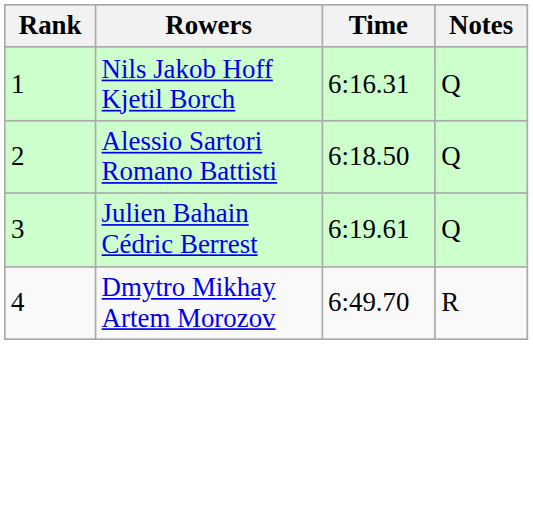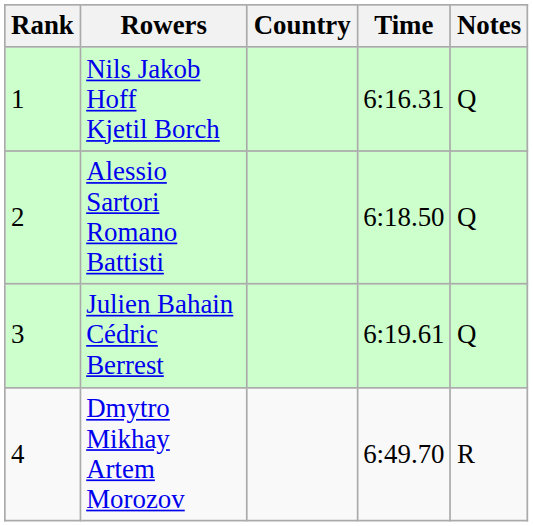+ column: (302, 25)
